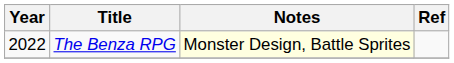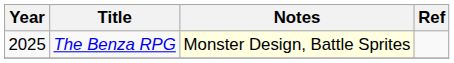(27, 44) 2022 -> (27, 44) 2025
